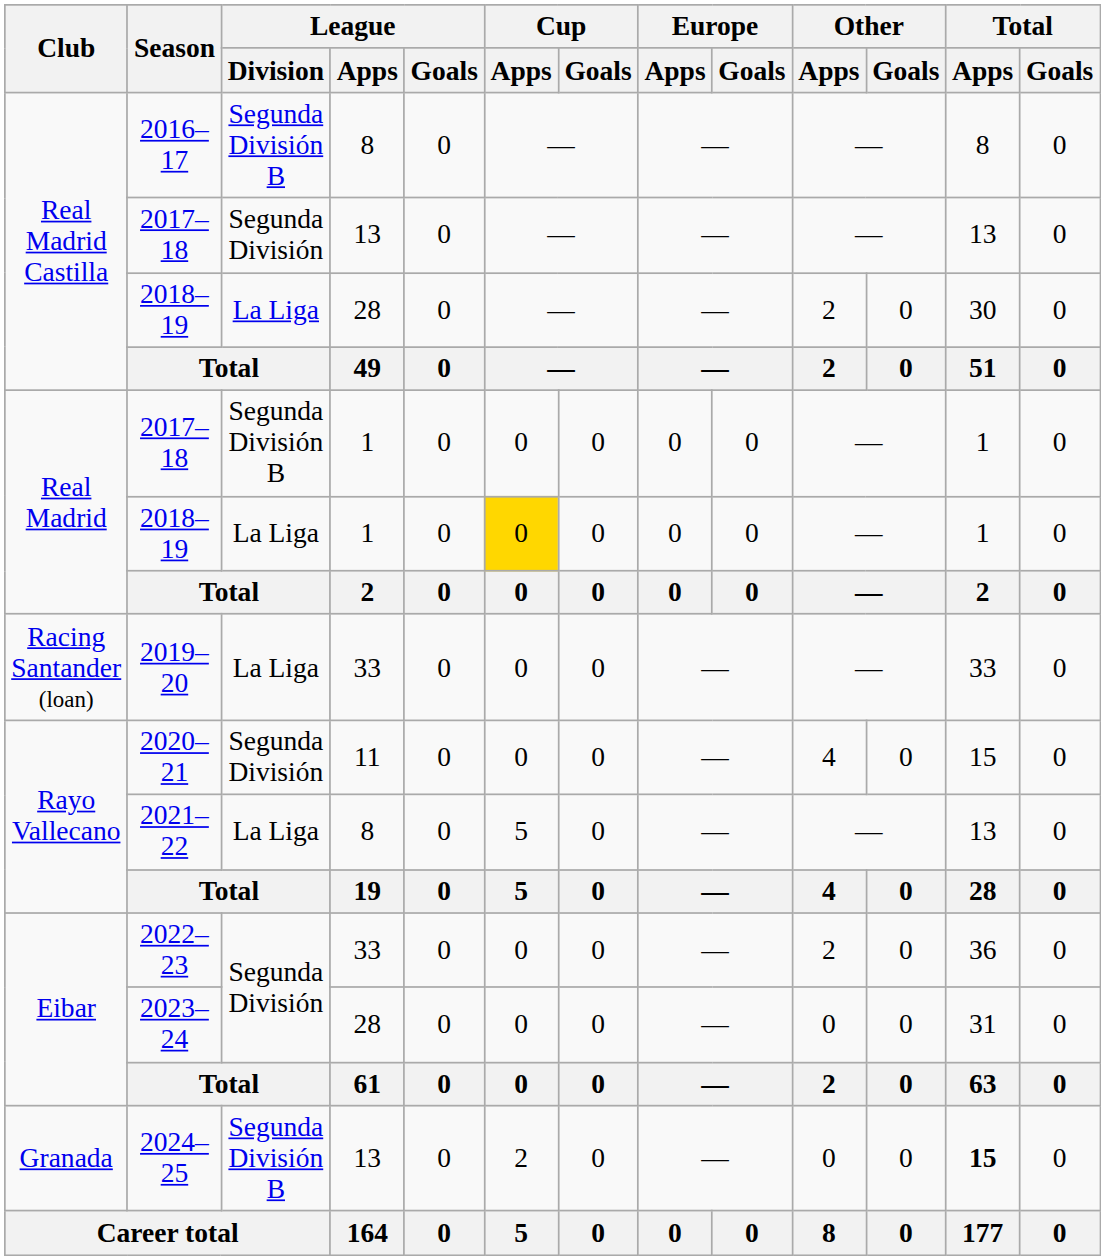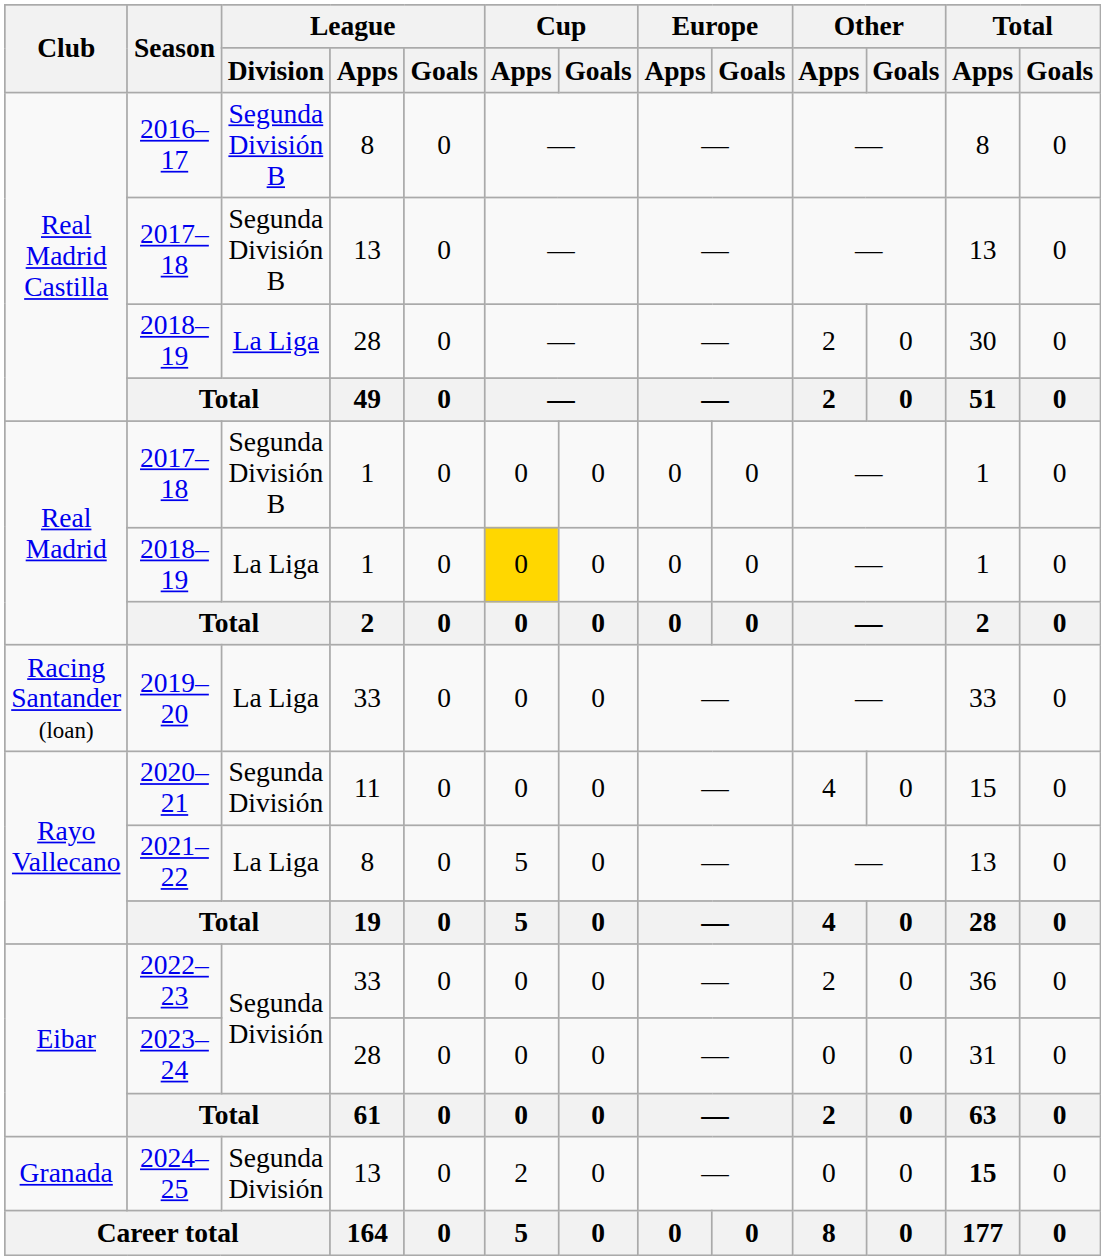(276, 234) Segunda División -> (276, 250) Segunda División B
(276, 1158) Segunda División B -> (276, 1173) Segunda División
